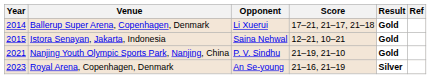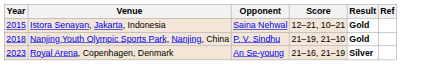- row: (120, 26)
(16, 53) 2021 -> (16, 39) 2018
